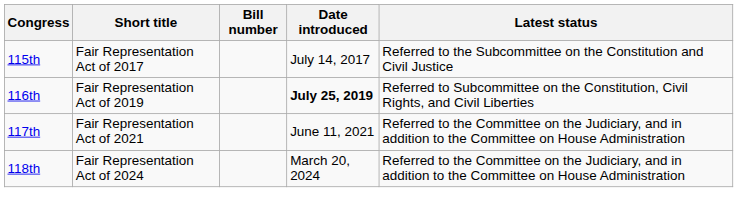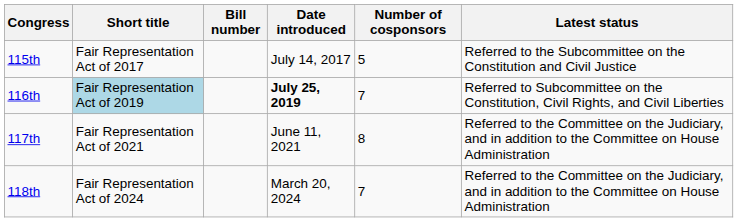+ column: (408, 22)
(135, 95) no background -> (135, 95) lightblue background
